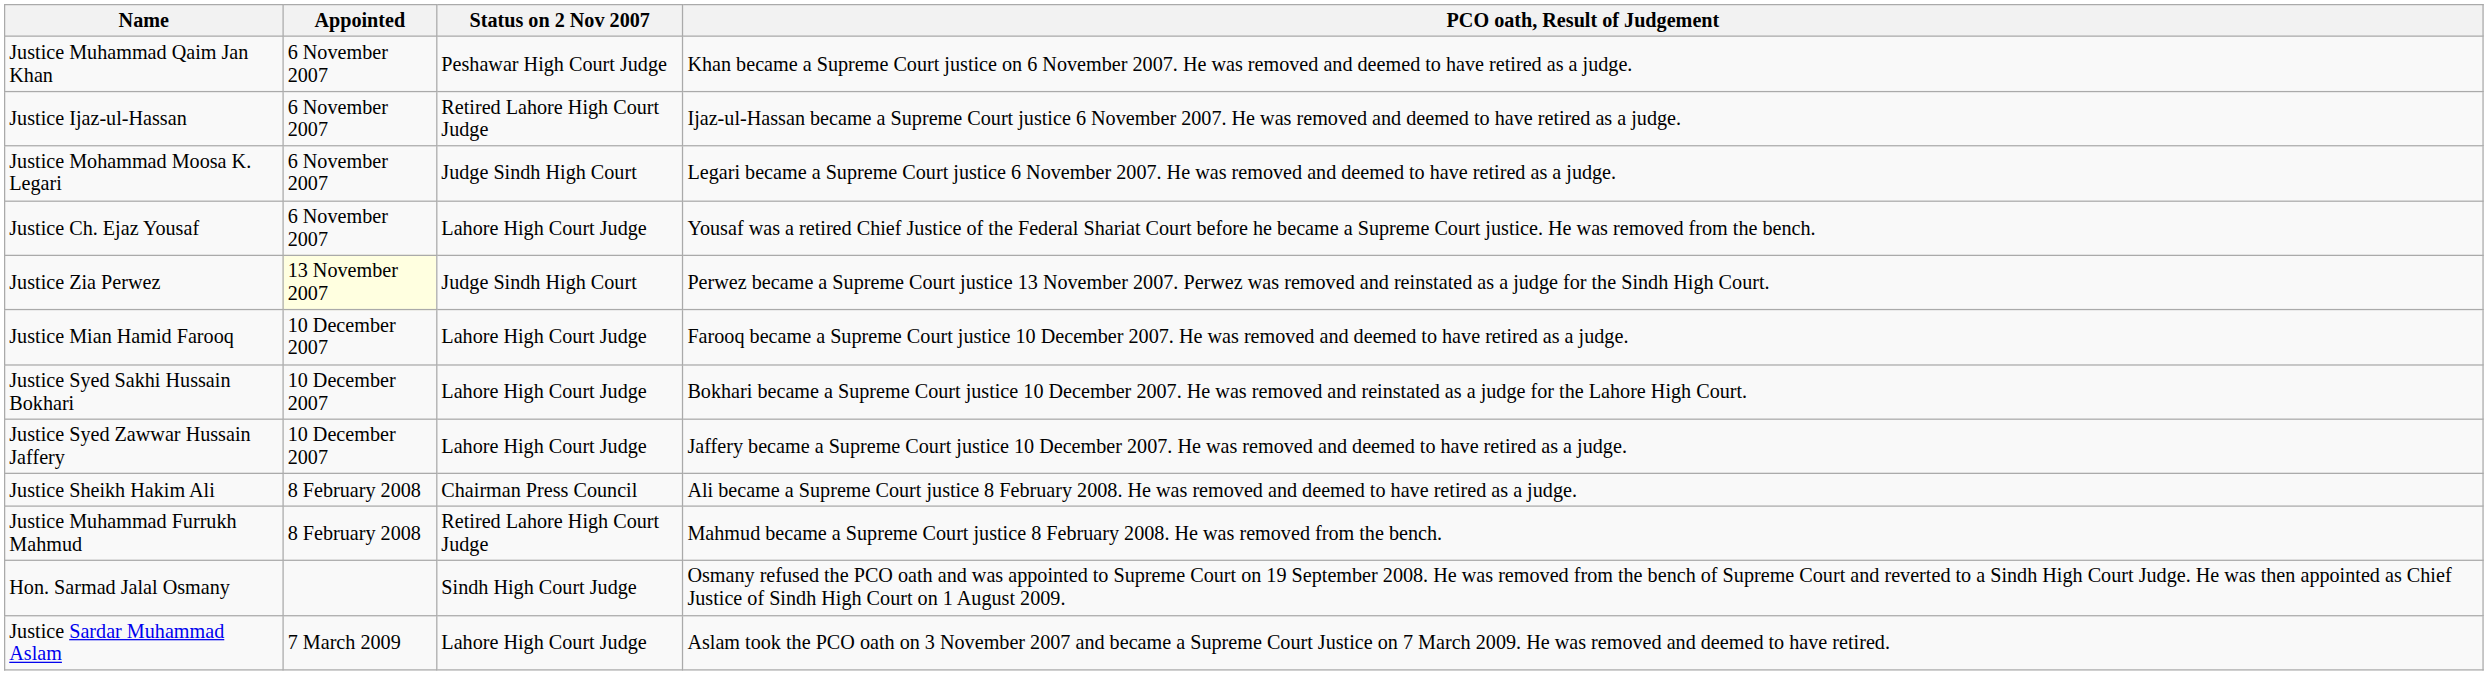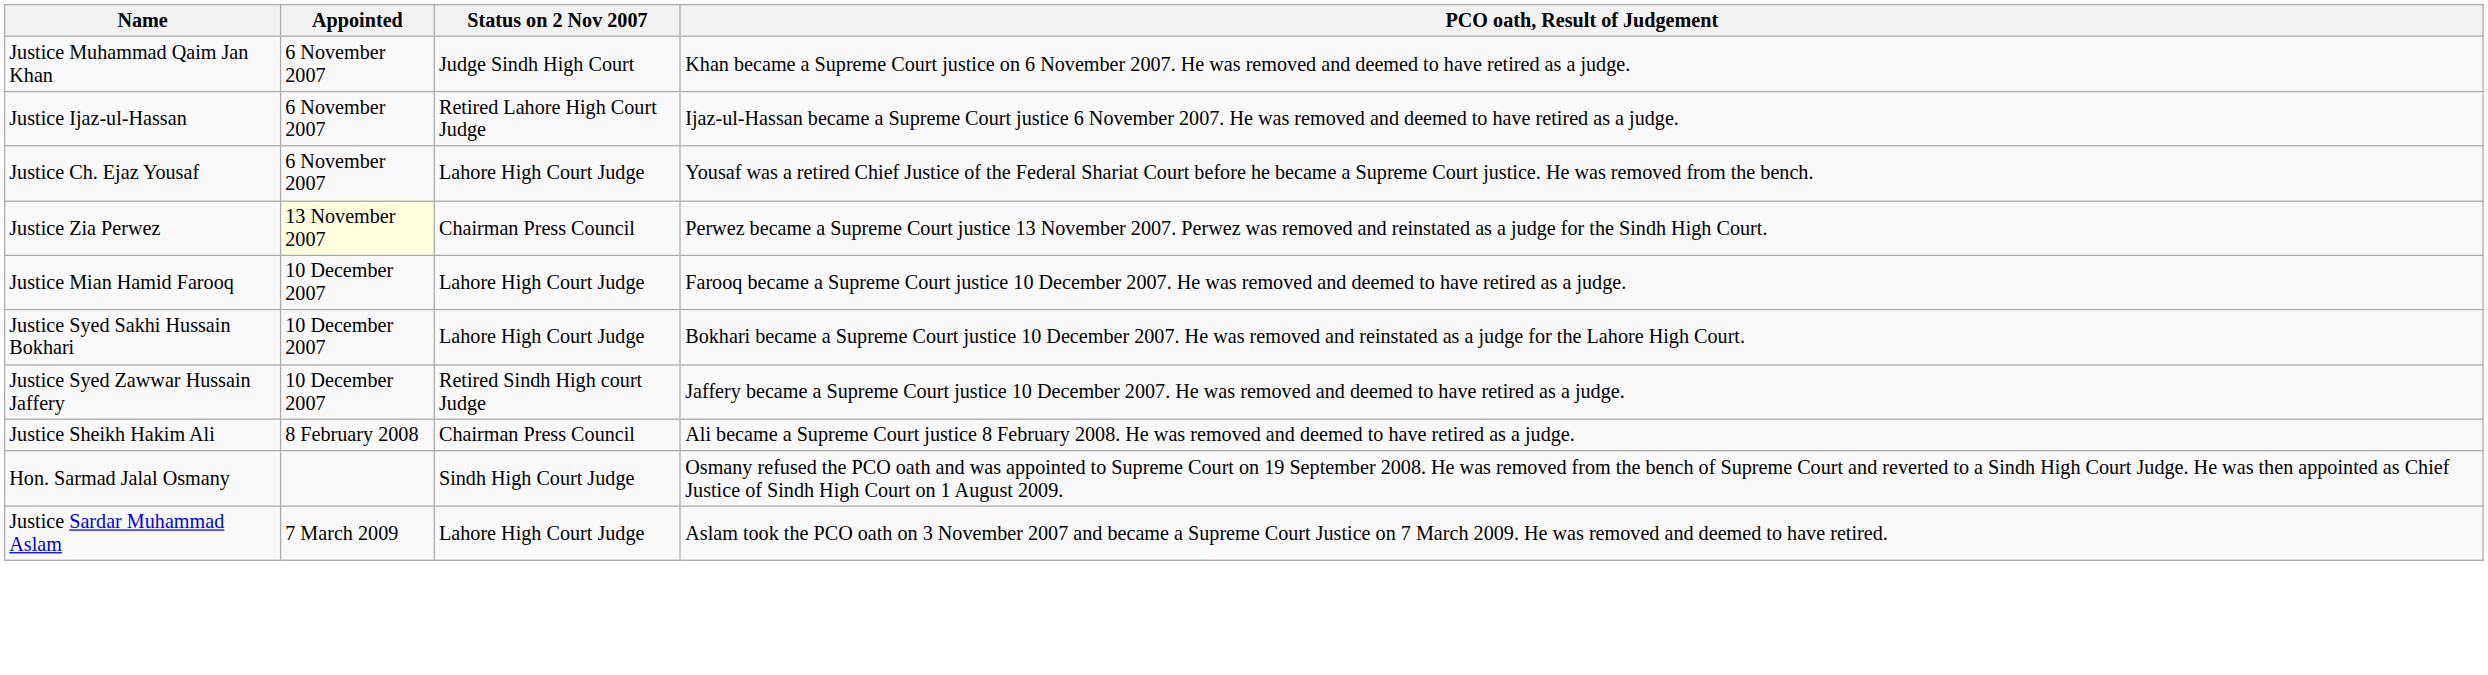(554, 63) Peshawar High Court Judge -> (537, 63) Judge Sindh High Court
- row: (130, 173)
(539, 282) Judge Sindh High Court -> (537, 227) Chairman Press Council
(544, 446) Lahore High Court Judge -> (541, 391) Retired Sindh High court Judge
- row: (123, 532)
